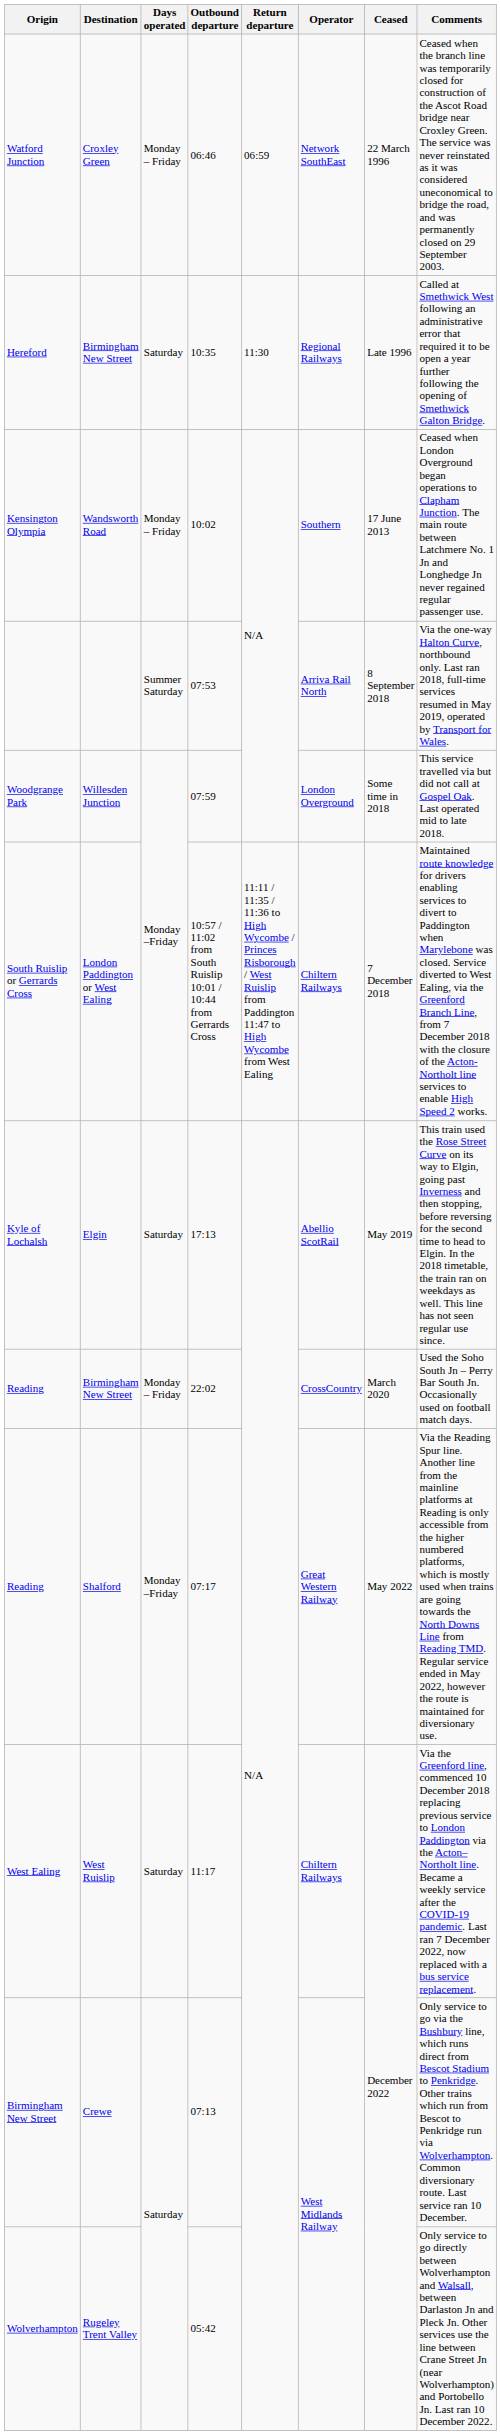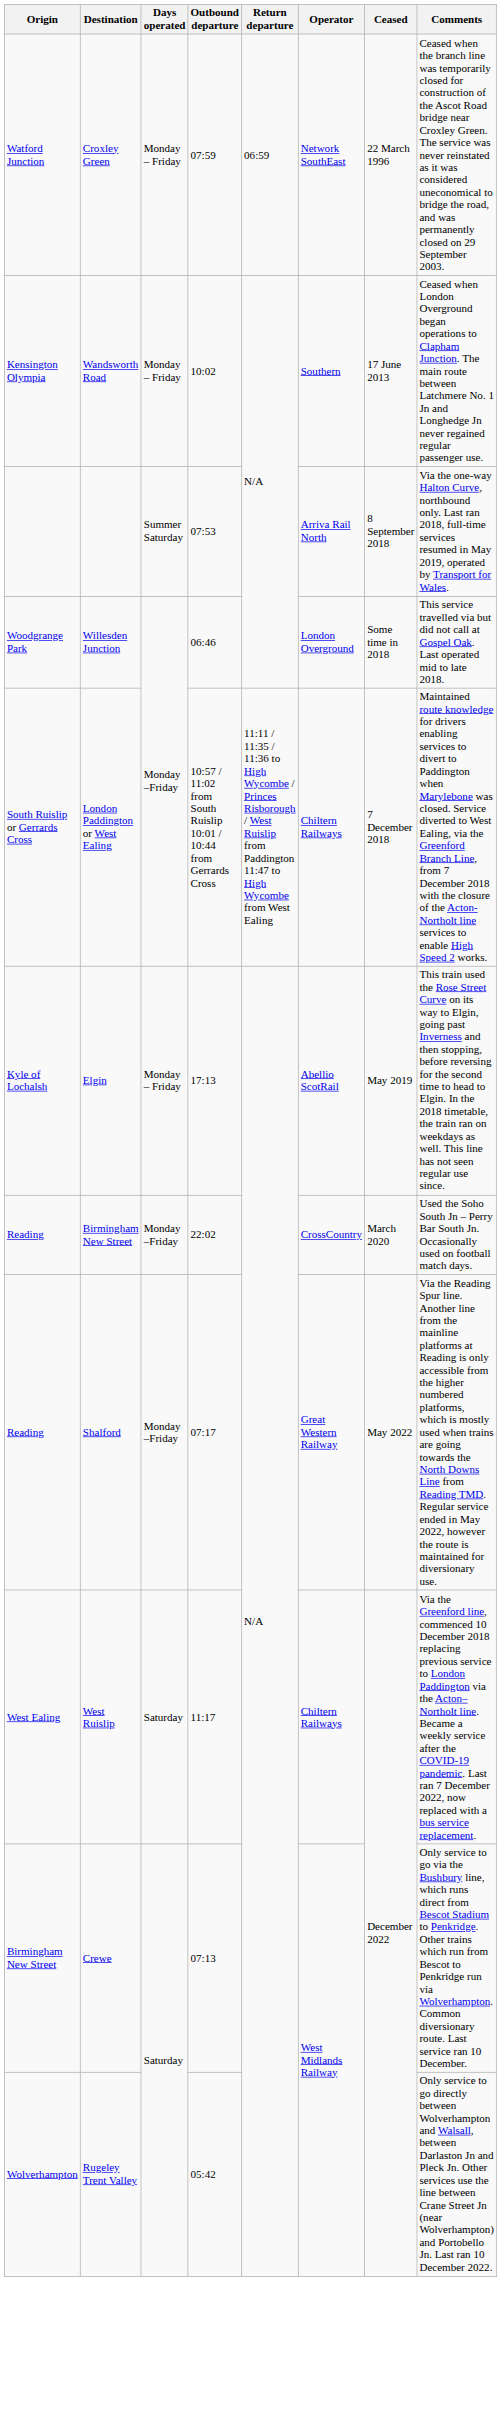(203, 154) 06:46 -> (203, 154) 07:59
- row: (27, 352)
(203, 796) 07:59 -> (203, 642) 06:46
(163, 1234) Saturday -> (162, 1080) Monday – Friday
(162, 1389) Monday – Friday -> (162, 1234) Monday –Friday
